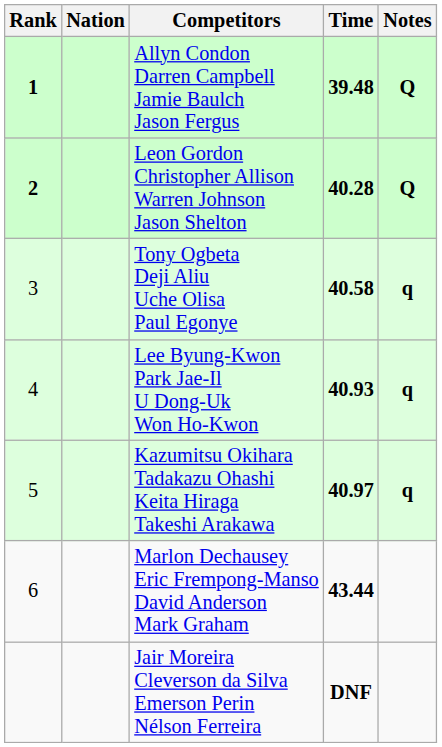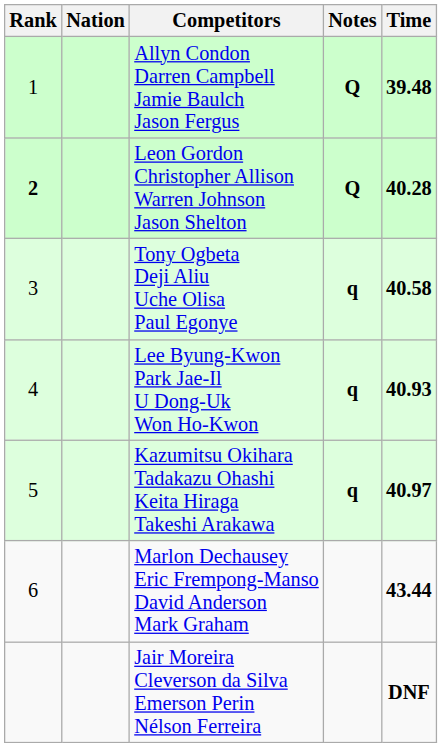columns swapped: (351, 20) <-> (407, 20)
(33, 87) bold -> (33, 87) normal
